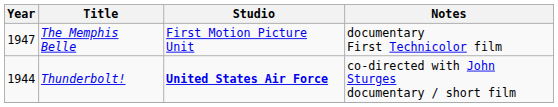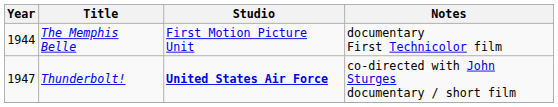(21, 40) 1947 -> (21, 40) 1944
(21, 79) 1944 -> (21, 79) 1947
